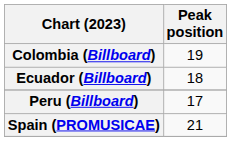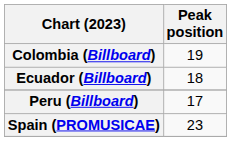(195, 124) 21 -> (195, 124) 23
